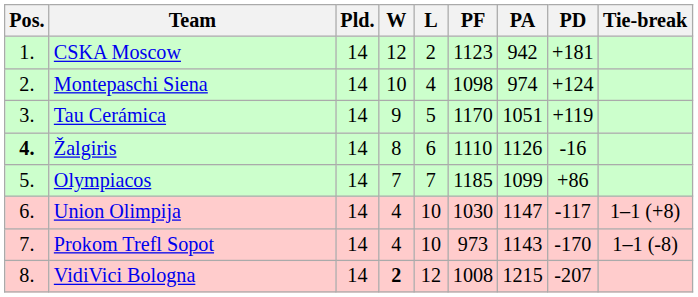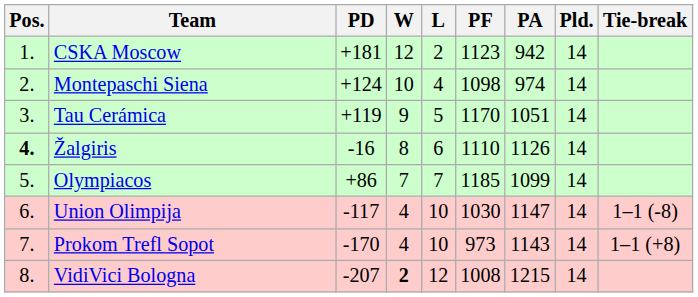columns swapped: (357, 20) <-> (573, 20)
(645, 212) 1–1 (+8) -> (645, 212) 1–1 (-8)
(645, 244) 1–1 (-8) -> (645, 244) 1–1 (+8)
